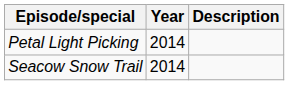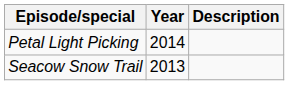(167, 67) 2014 -> (167, 67) 2013
